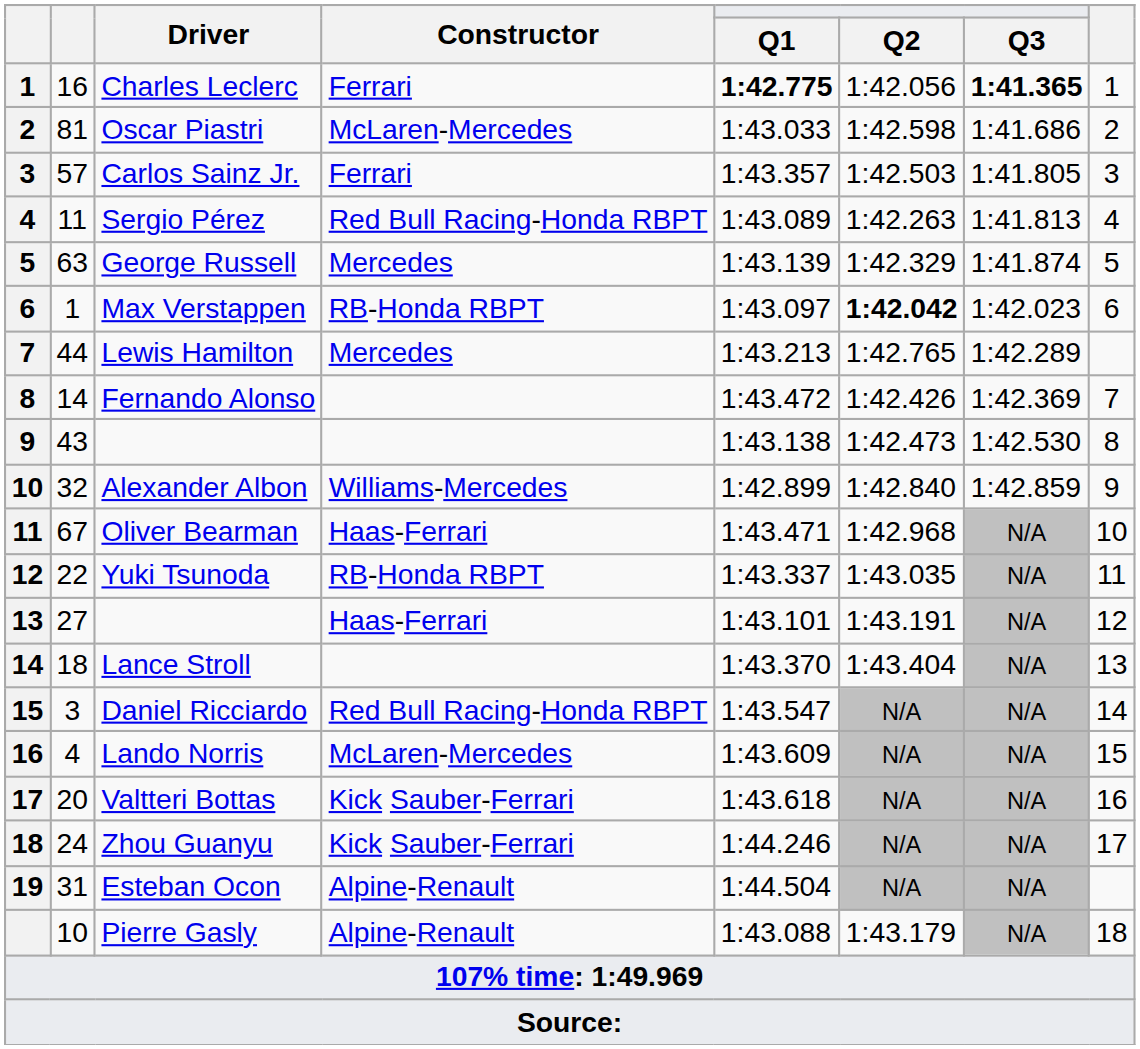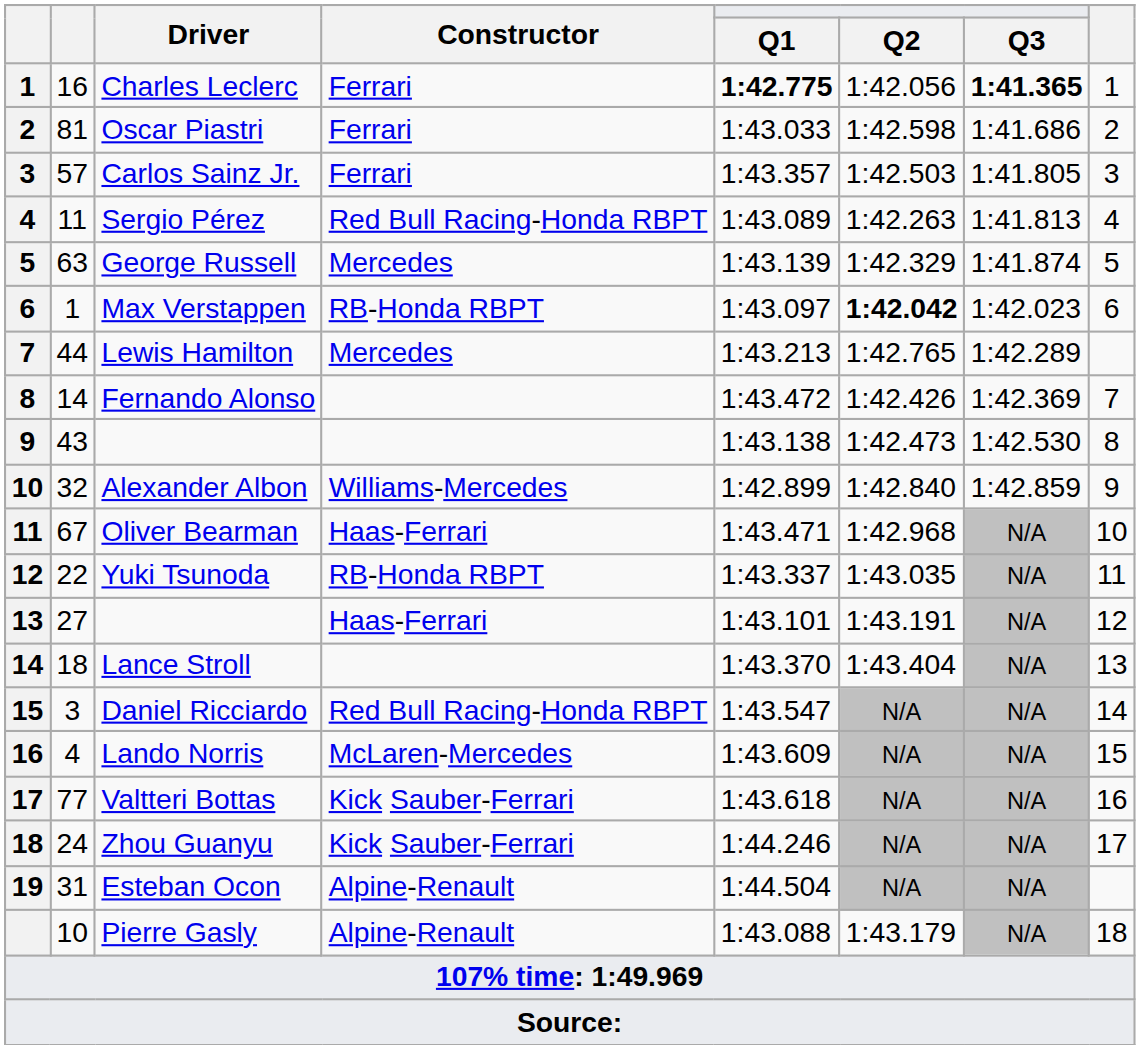(450, 129) McLaren-Mercedes -> (370, 129) Ferrari
(72, 798) 20 -> (72, 798) 77
